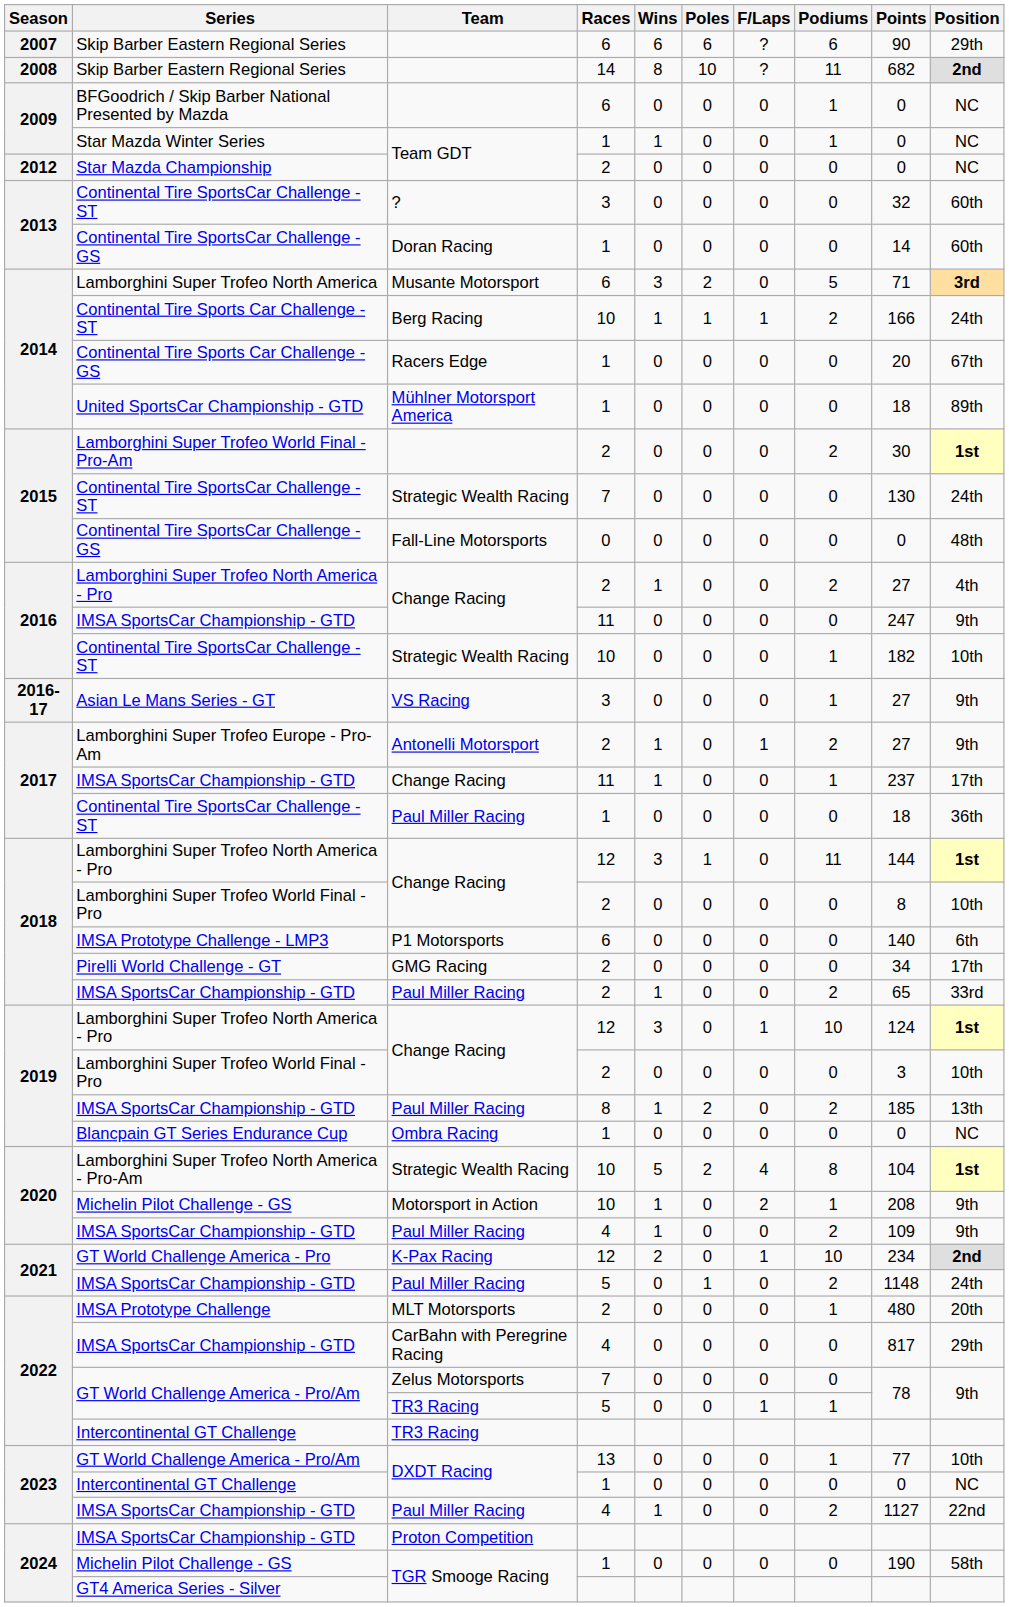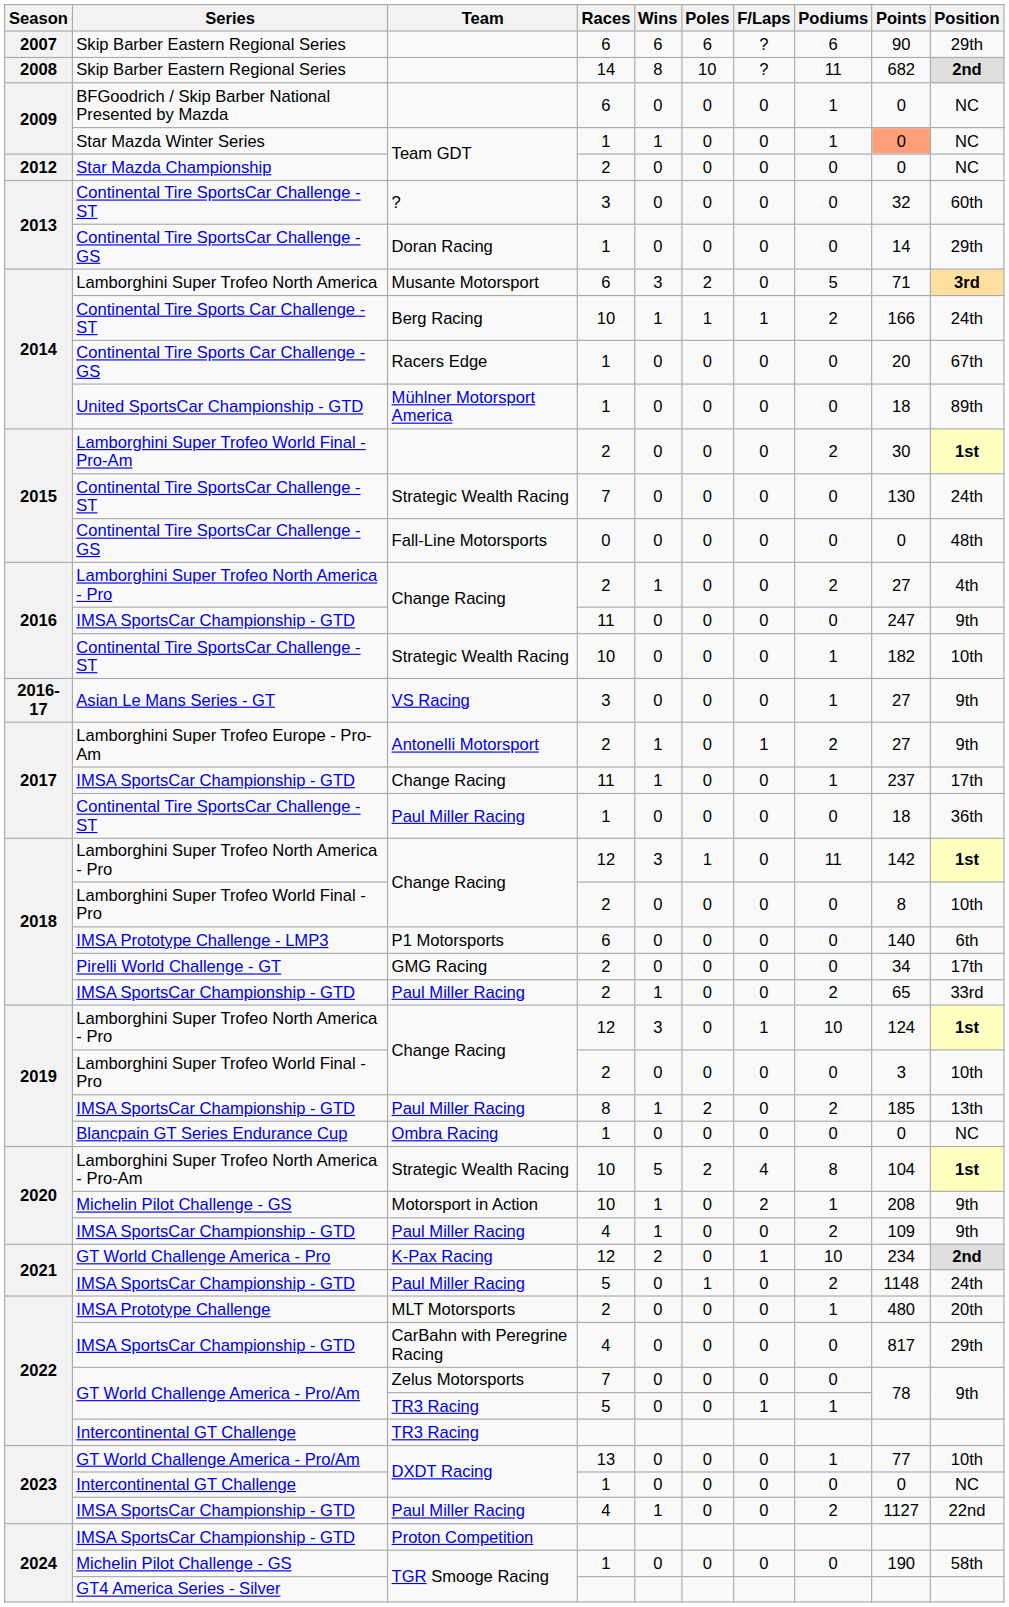(901, 141) no background -> (901, 141) lightsalmon background
(967, 247) 60th -> (967, 247) 29th
(901, 860) 144 -> (901, 860) 142
